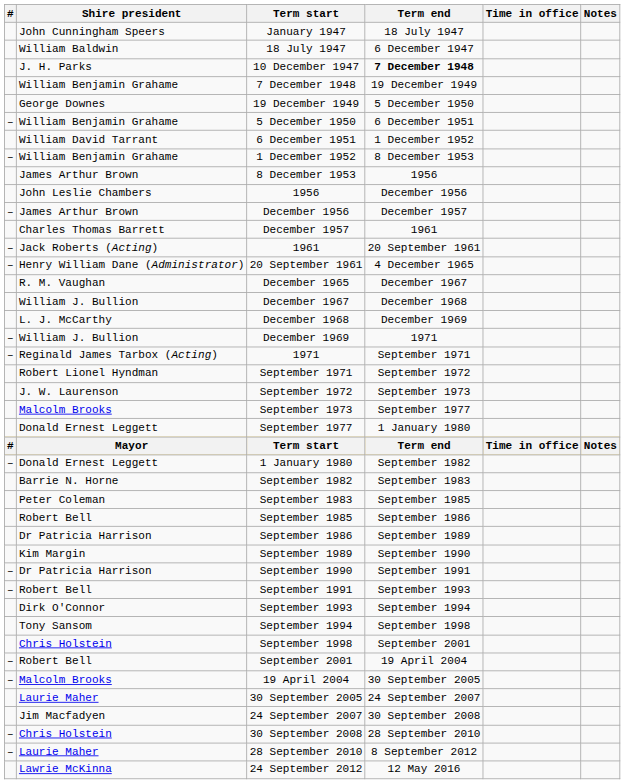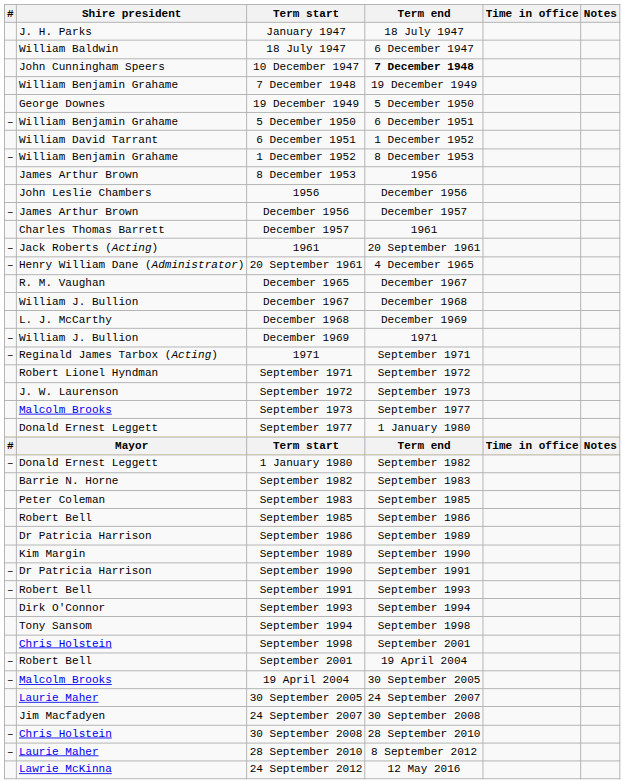(92, 31) John Cunningham Speers -> (55, 31) J. H. Parks
(55, 67) J. H. Parks -> (92, 67) John Cunningham Speers
